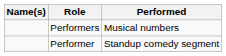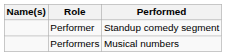rows swapped: (72, 43) <-> (75, 28)
